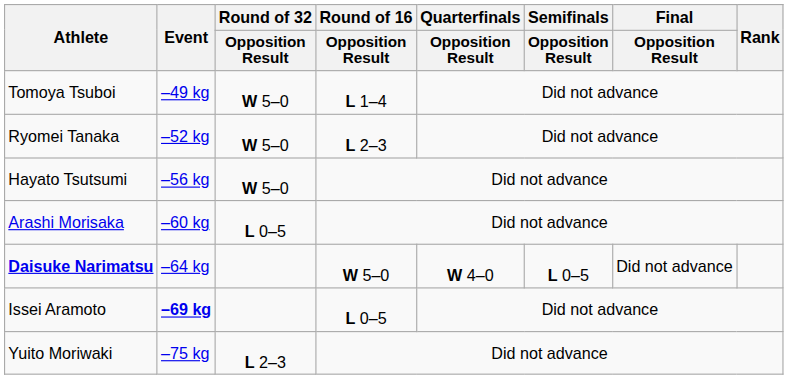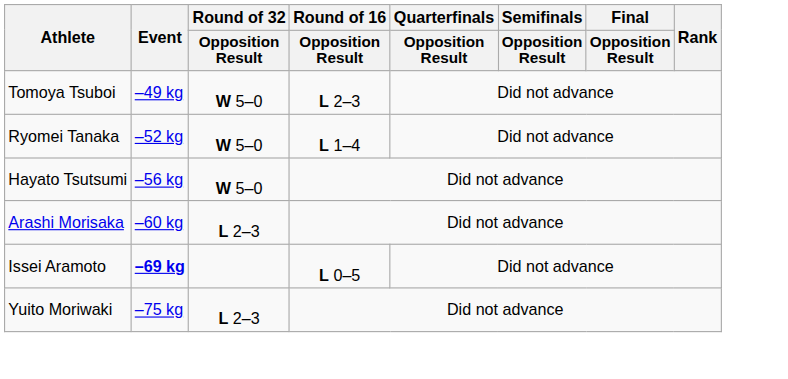(366, 102) L 1–4 -> (340, 102) L 2–3
(366, 145) L 2–3 -> (340, 145) L 1–4
(265, 232) L 0–5 -> (239, 232) L 2–3
- row: (81, 267)
